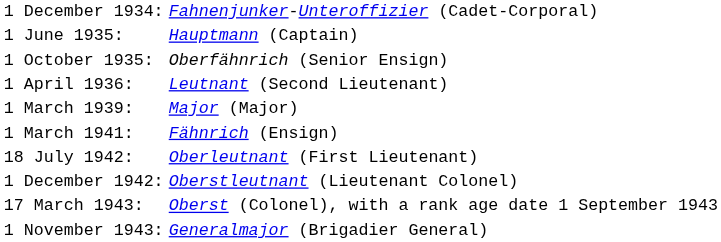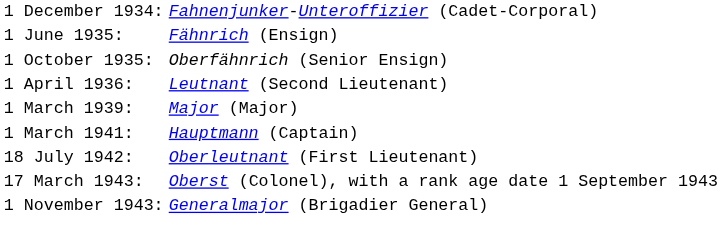(264, 36) Hauptmann (Captain) -> (254, 36) Fähnrich (Ensign)
(254, 133) Fähnrich (Ensign) -> (264, 133) Hauptmann (Captain)
- row: (84, 182)
